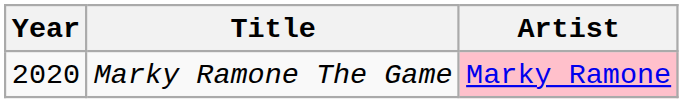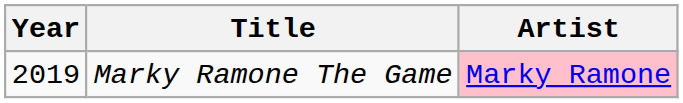(46, 75) 2020 -> (46, 75) 2019
